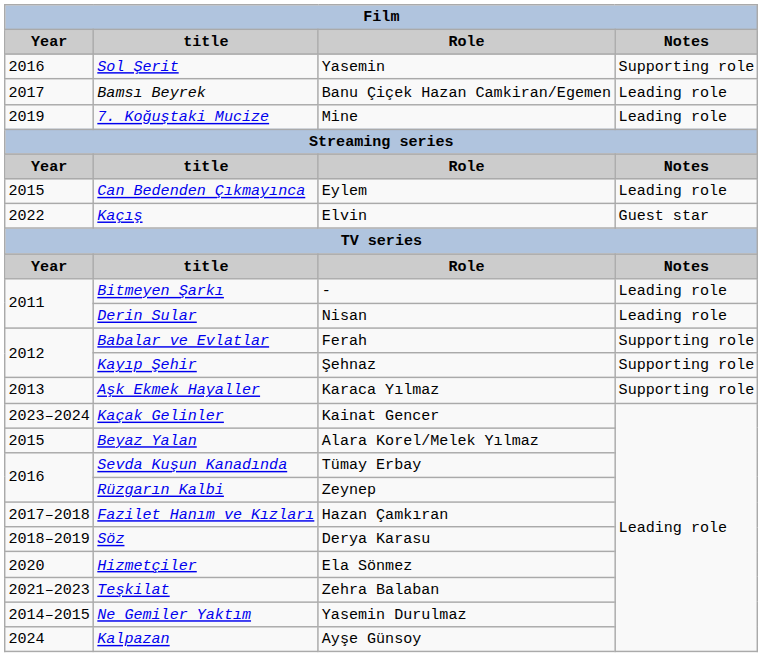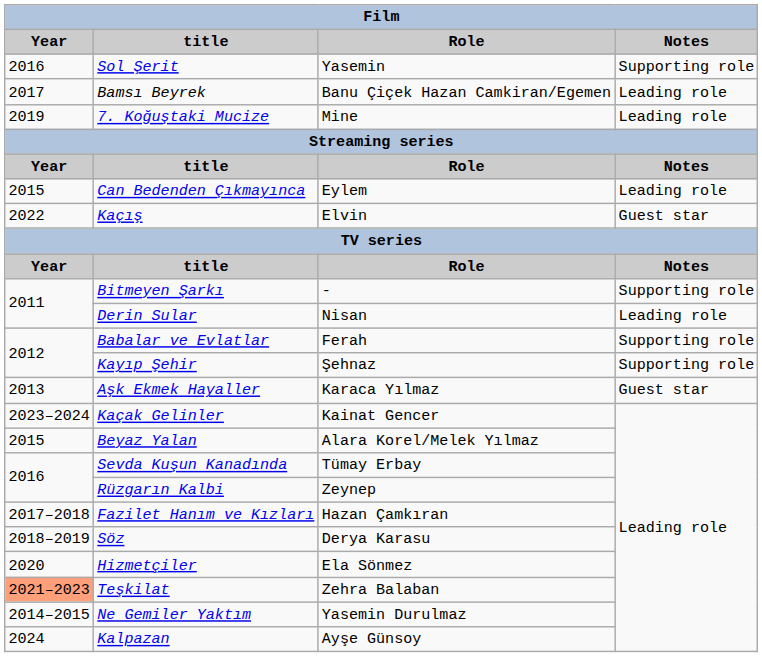(673, 291) Leading role -> (686, 291) Supporting role
(686, 391) Supporting role -> (664, 391) Guest star
(49, 590) no background -> (49, 590) lightsalmon background
